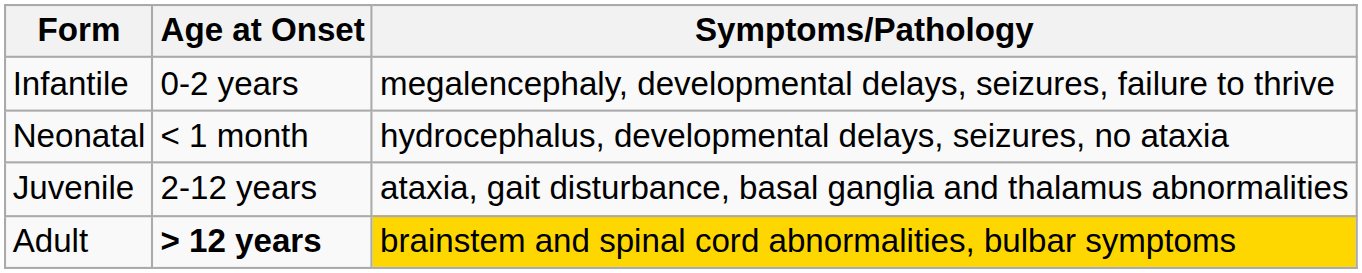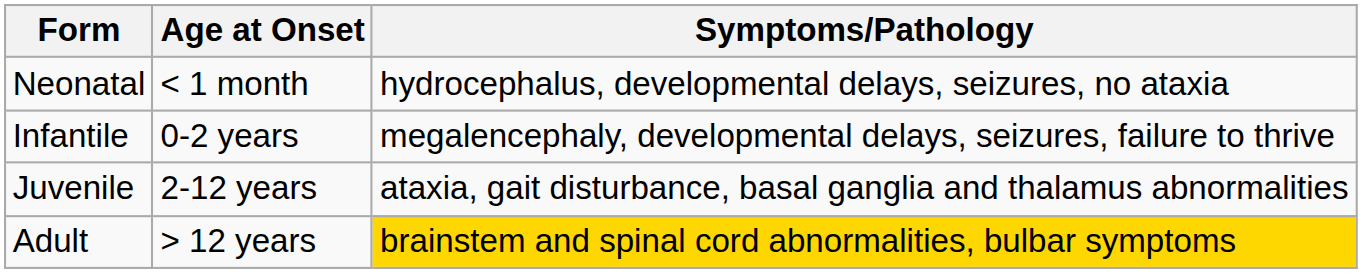rows swapped: (79, 135) <-> (71, 83)
(241, 240) bold -> (238, 240) normal
